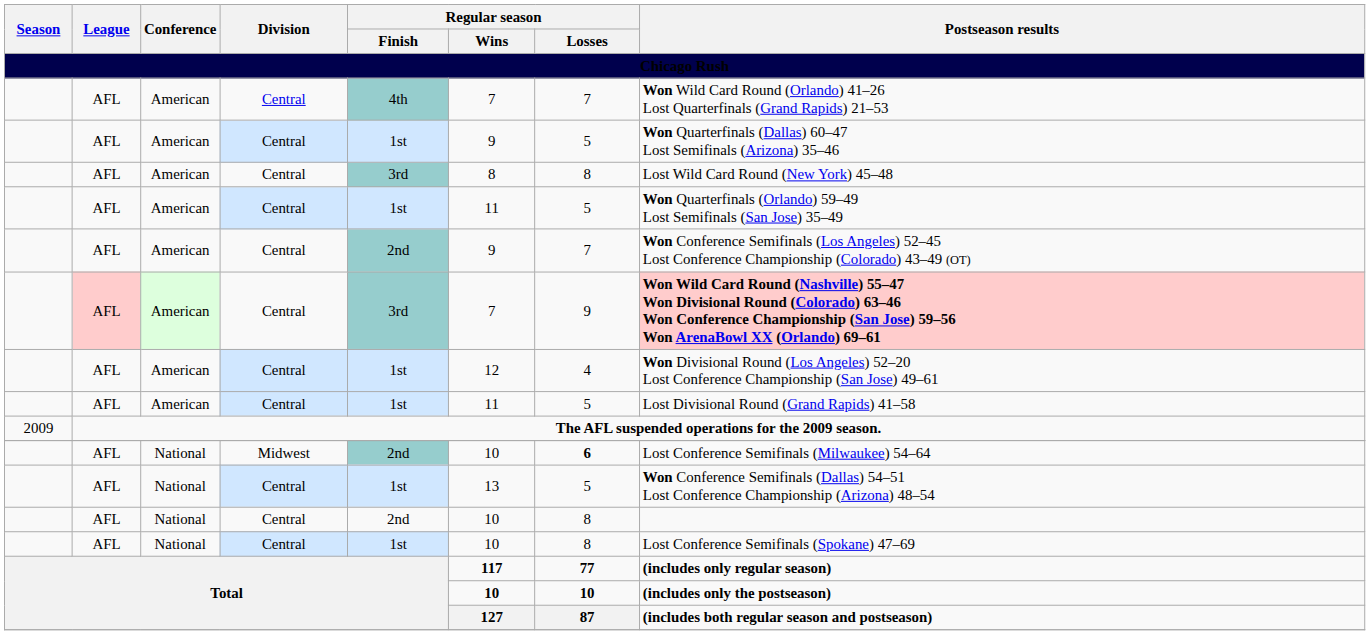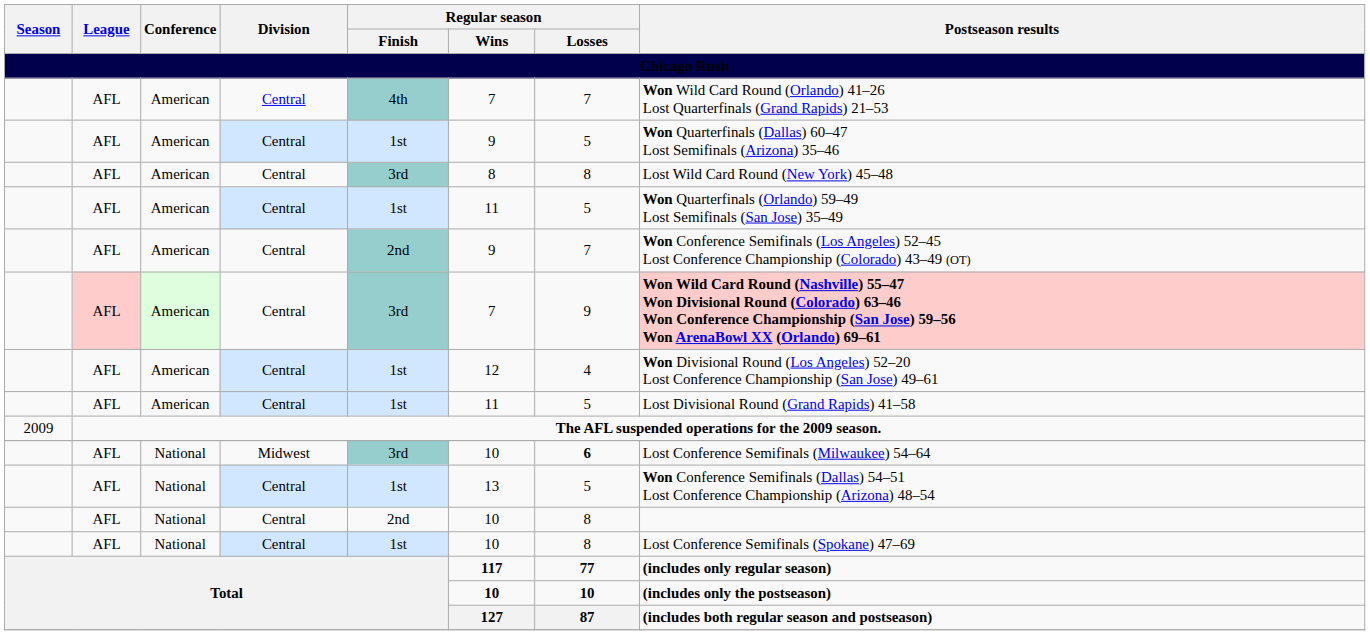(398, 452) 2nd -> (398, 452) 3rd
